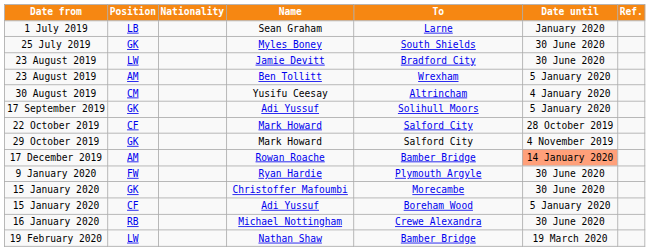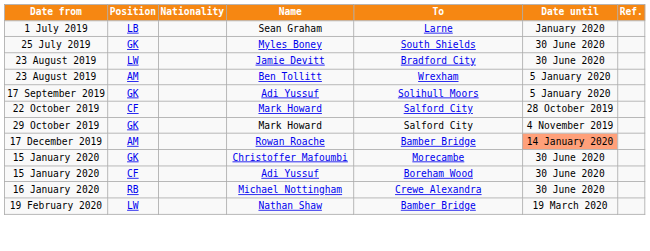- row: (56, 93)
- row: (56, 173)
(570, 206) 5 January 2020 -> (570, 173) 30 June 2020
